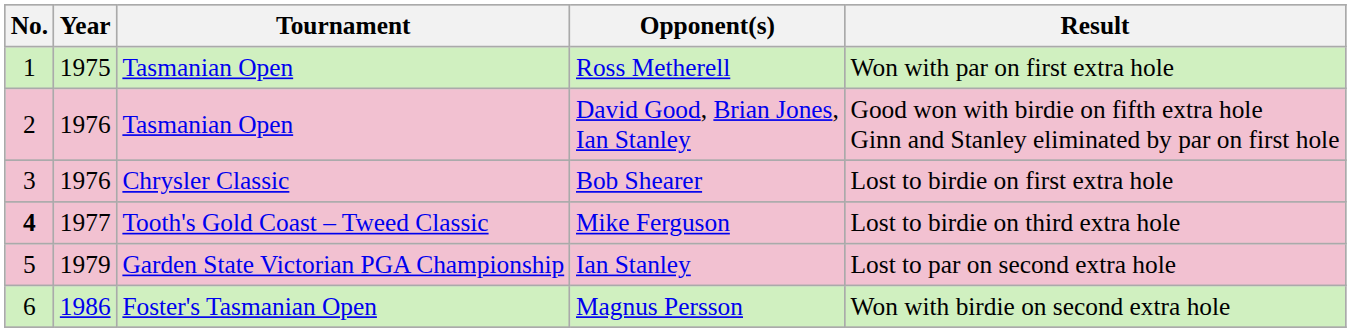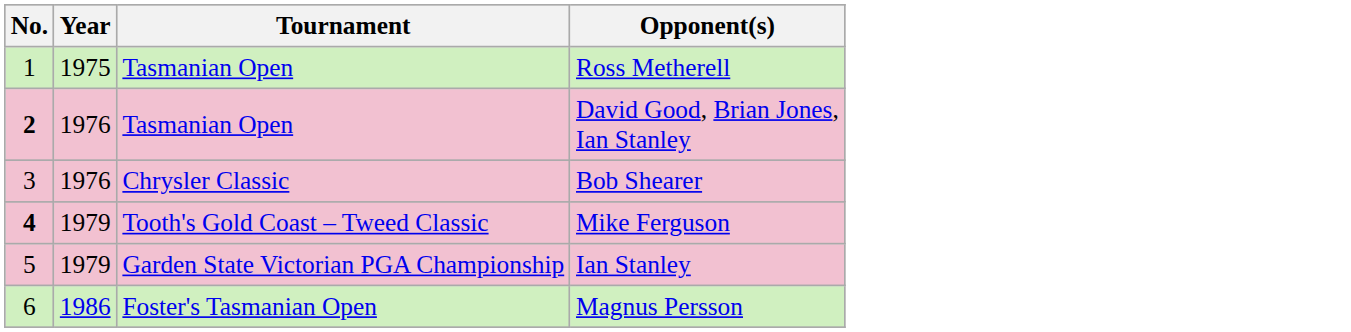- column: (1095, 25)
(29, 124) normal -> (29, 124) bold
(85, 223) 1977 -> (85, 223) 1979
